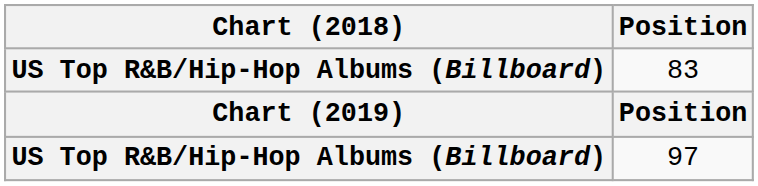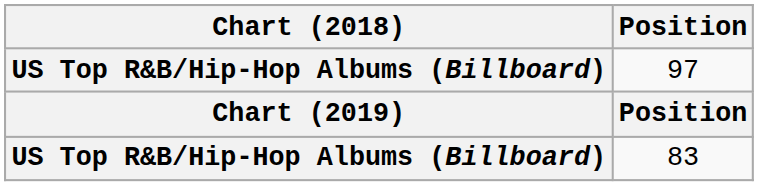rows swapped: (683, 158) <-> (683, 70)
